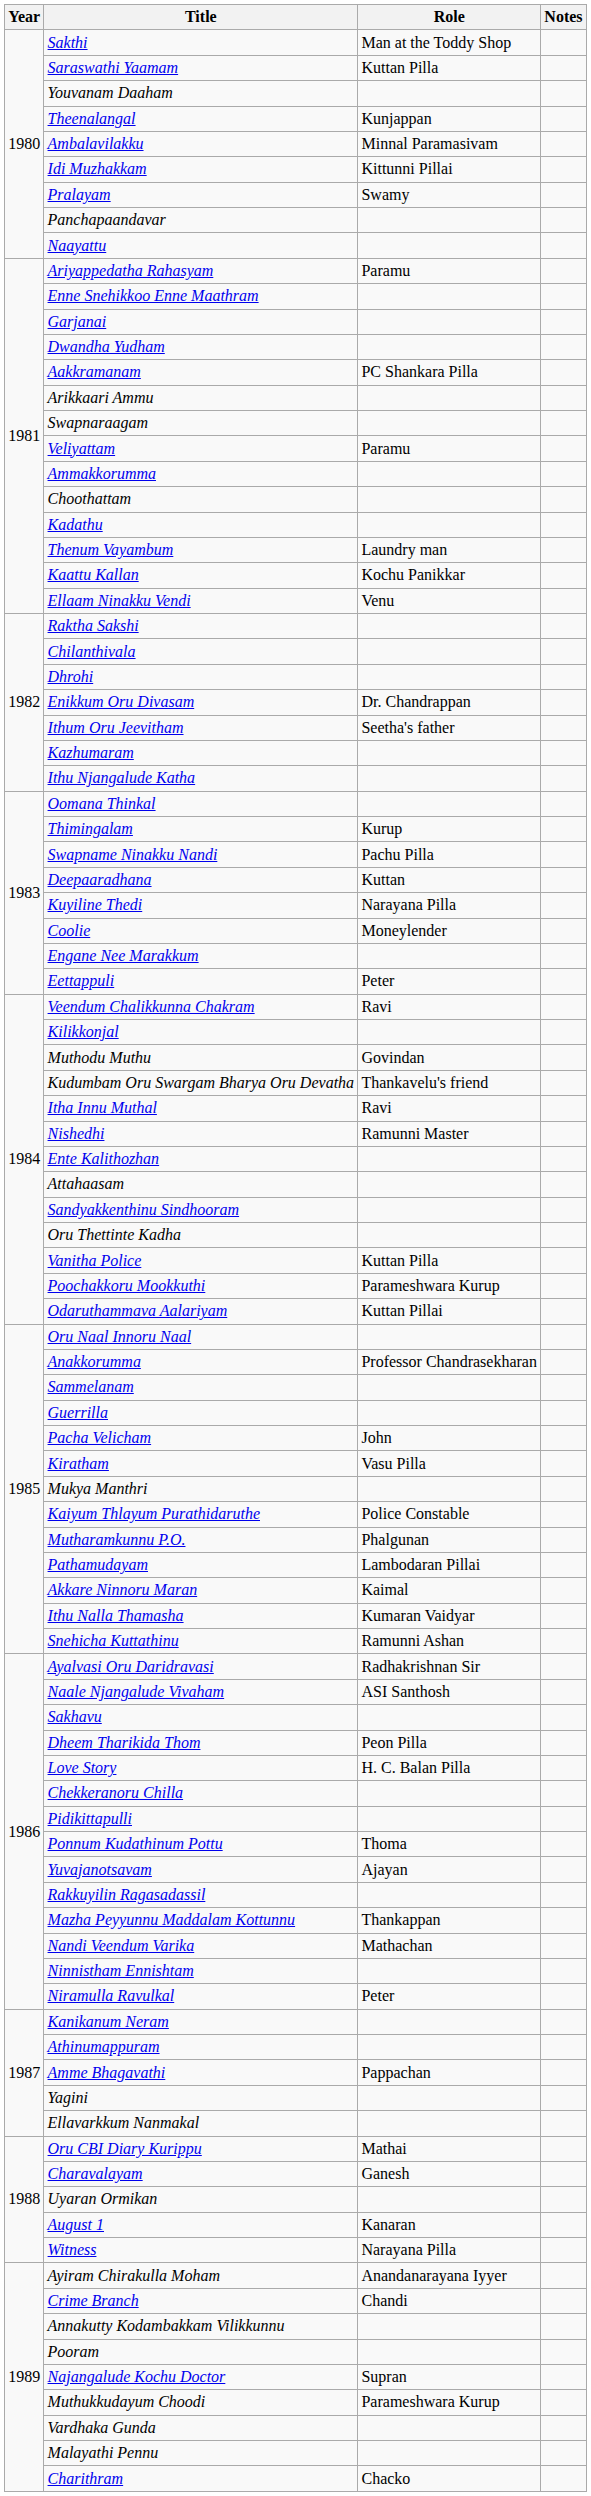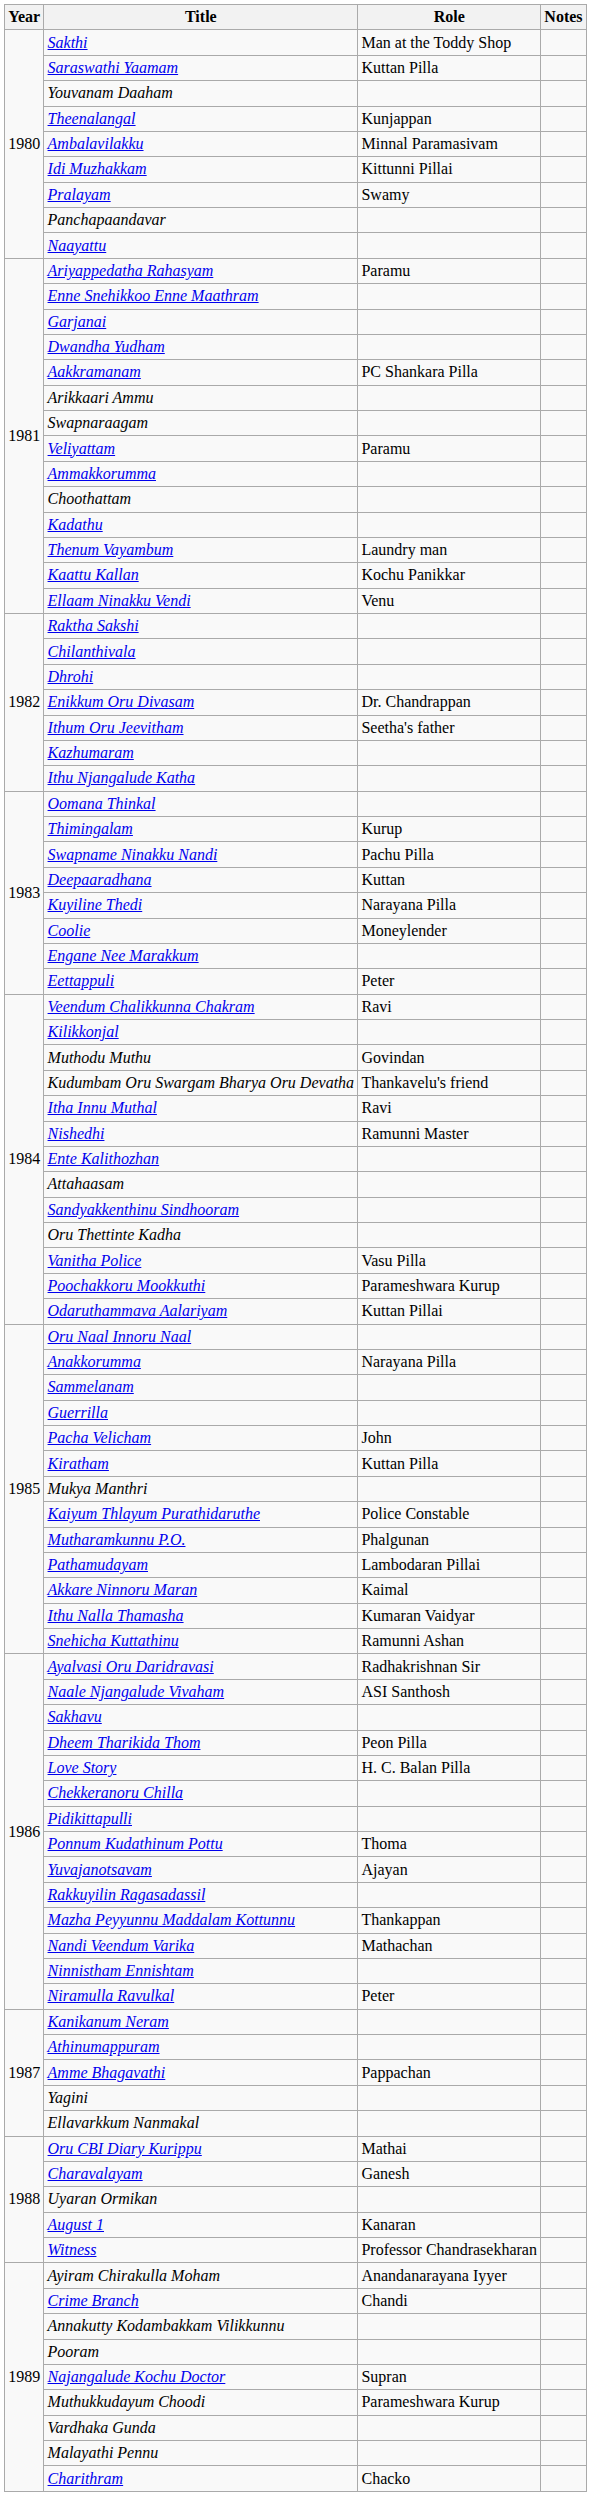(400, 1260) Kuttan Pilla -> (394, 1260) Vasu Pilla
(449, 1362) Professor Chandrasekharan -> (409, 1362) Narayana Pilla
(394, 1463) Vasu Pilla -> (400, 1463) Kuttan Pilla
(409, 2250) Narayana Pilla -> (449, 2250) Professor Chandrasekharan
